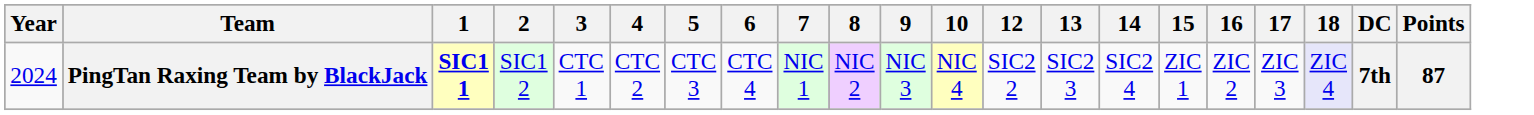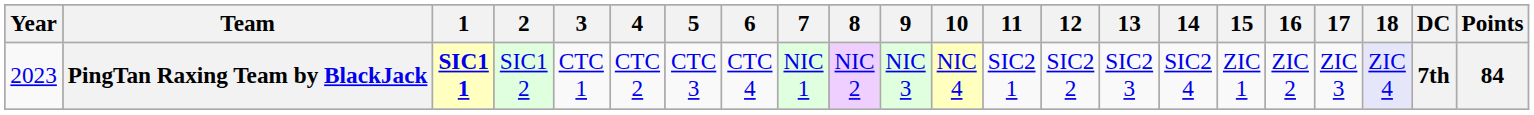+ column: (1012, 23)
(34, 75) 2024 -> (34, 75) 2023
(1434, 75) 87 -> (1492, 75) 84
